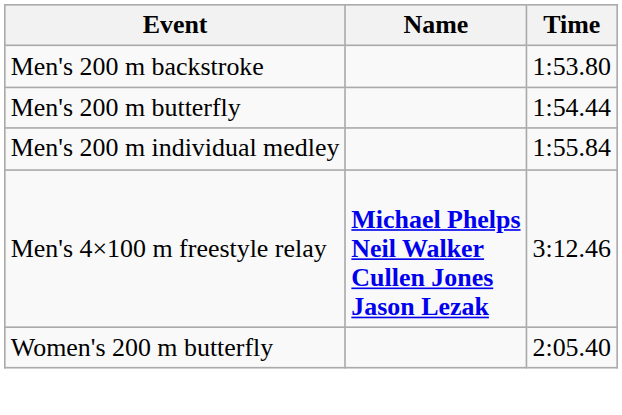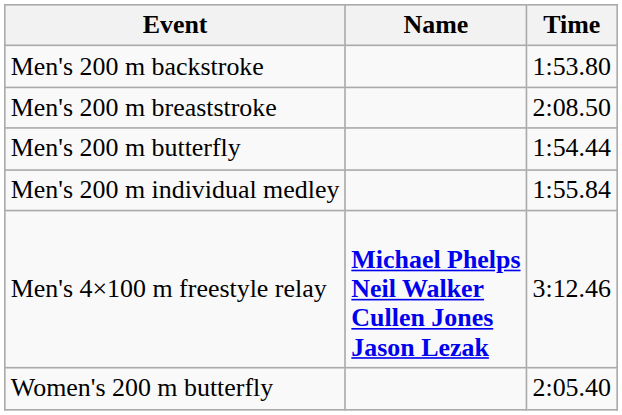+ row: (144, 107)
